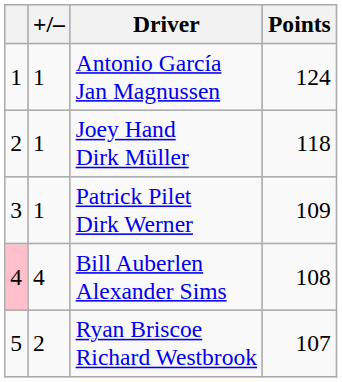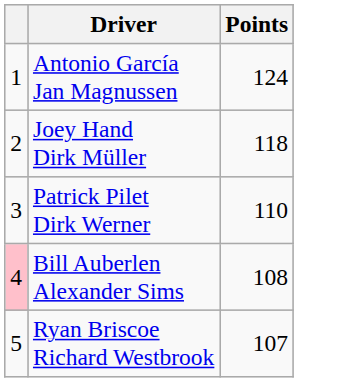- column: (49, 24)
(313, 210) 109 -> (271, 210) 110
